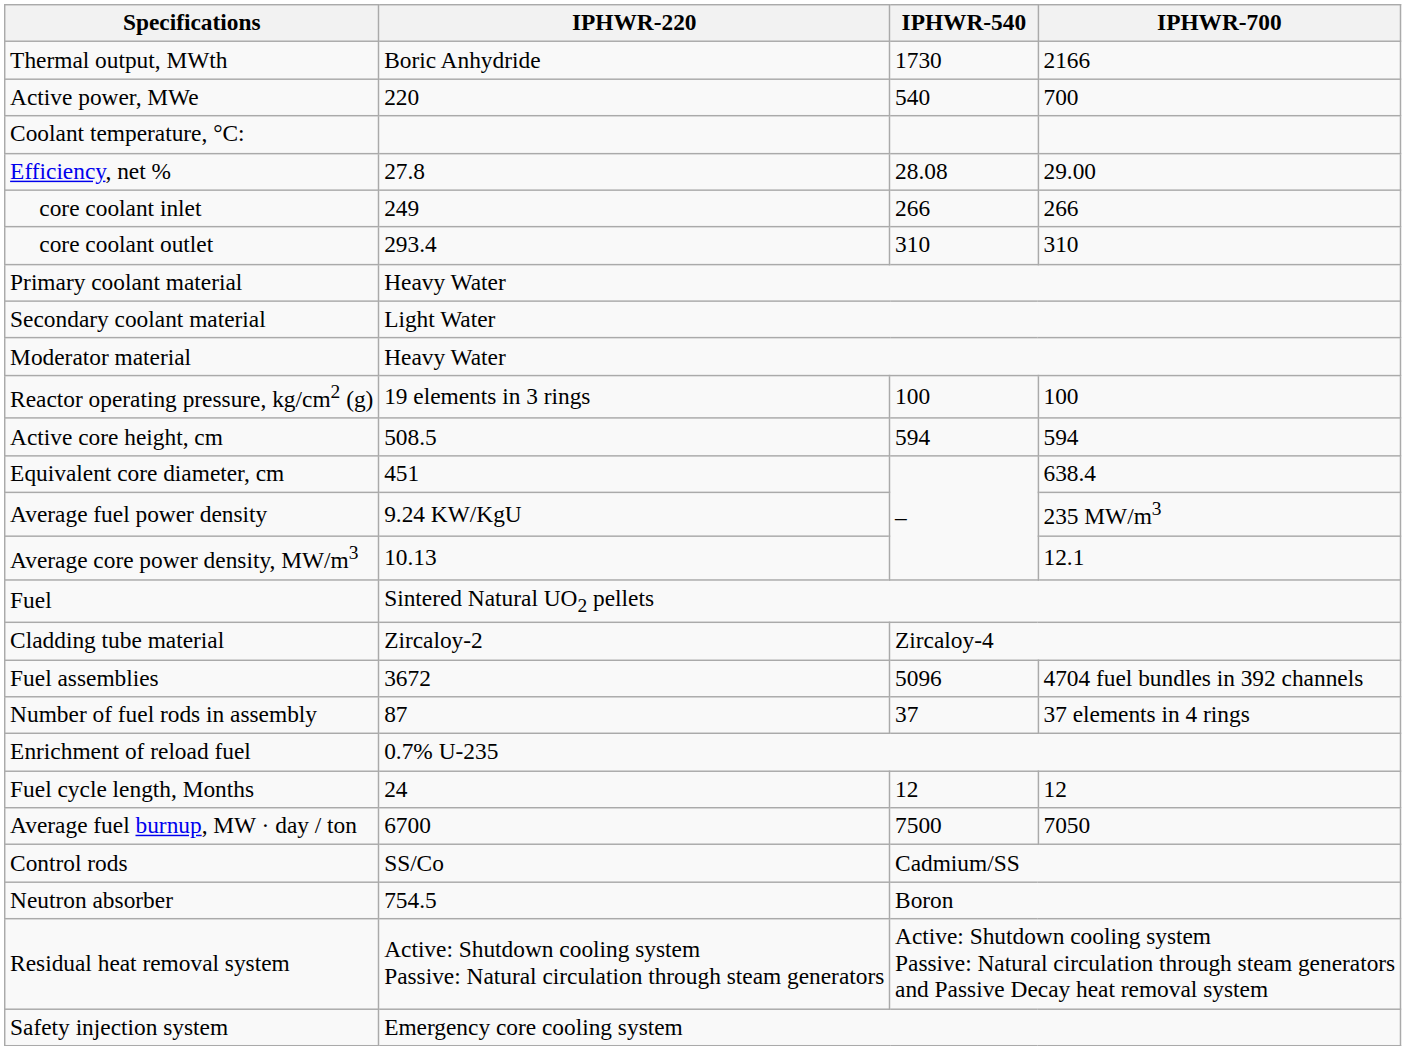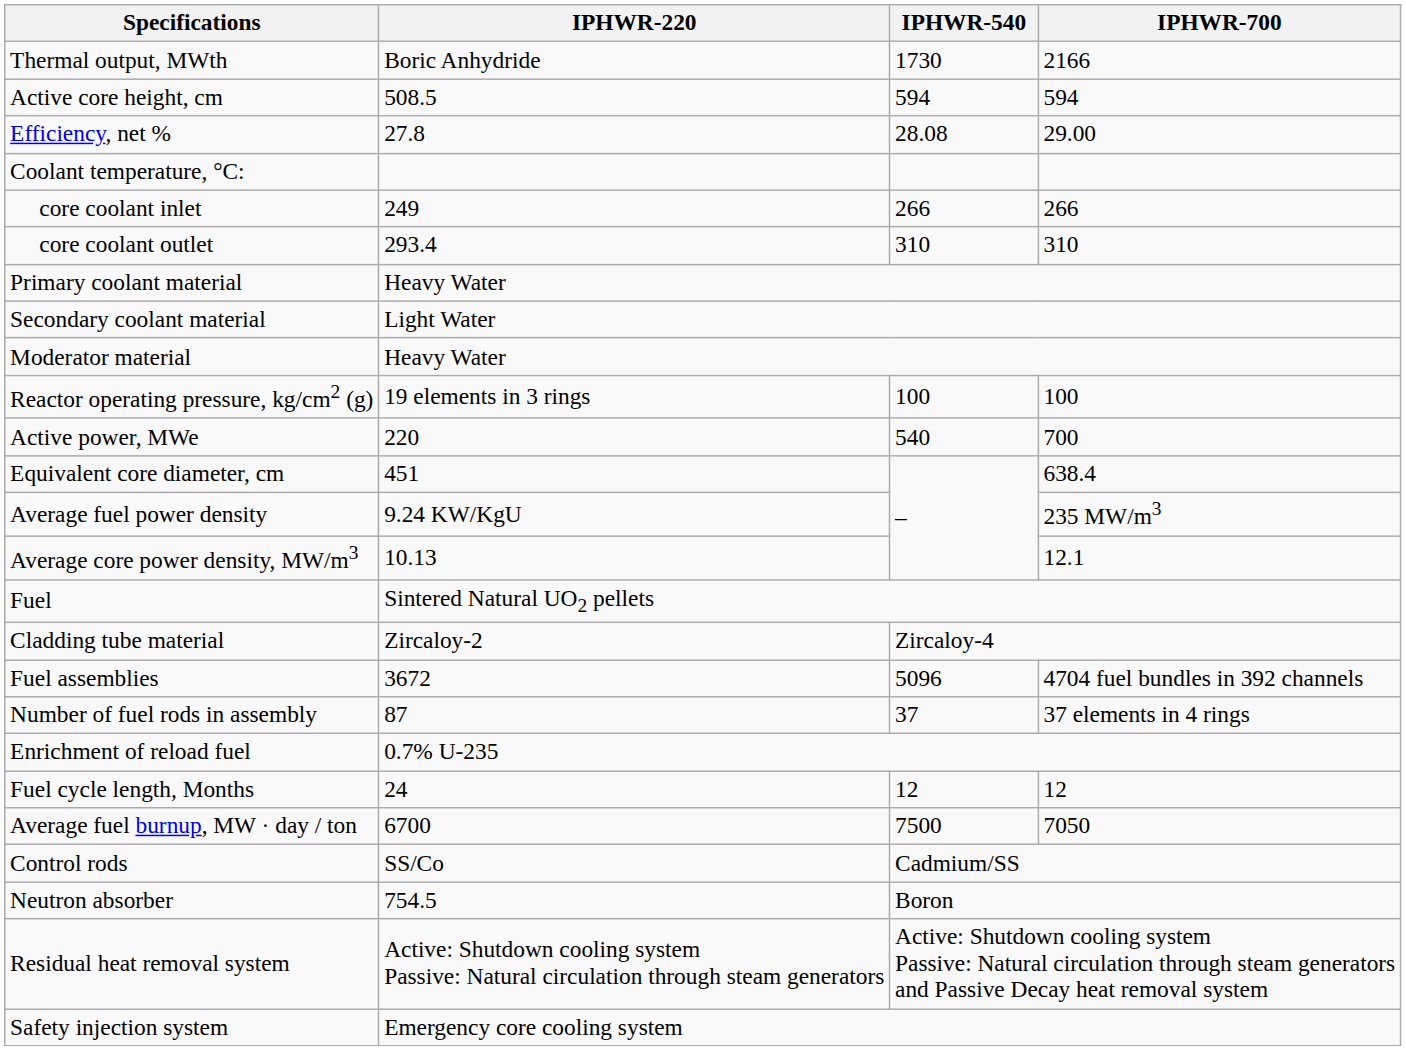rows swapped: (104, 97) <-> (116, 436)
rows swapped: (91, 171) <-> (127, 134)
